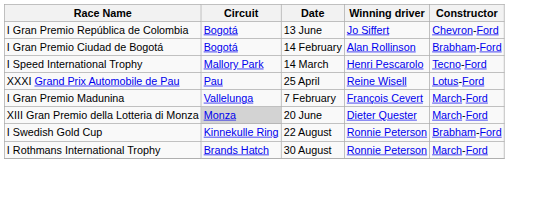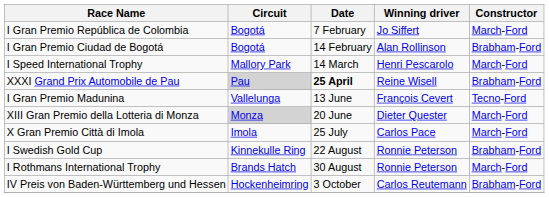(303, 30) 13 June -> (340, 30) 7 February
(465, 30) Chevron-Ford -> (500, 30) March-Ford
(459, 64) Tecno-Ford -> (500, 64) March-Ford
(213, 81) no background -> (240, 81) lightgrey background
(302, 81) normal -> (333, 81) bold
(458, 81) Lotus-Ford -> (506, 81) Brabham-Ford
(310, 99) 7 February -> (333, 99) 13 June
(460, 99) March-Ford -> (499, 99) Tecno-Ford
+ row: (75, 133)
+ row: (116, 184)
